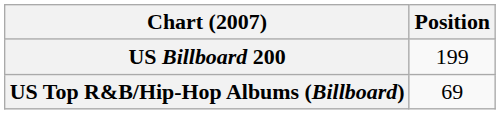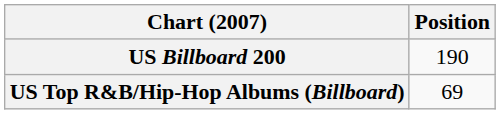(452, 56) 199 -> (452, 56) 190
